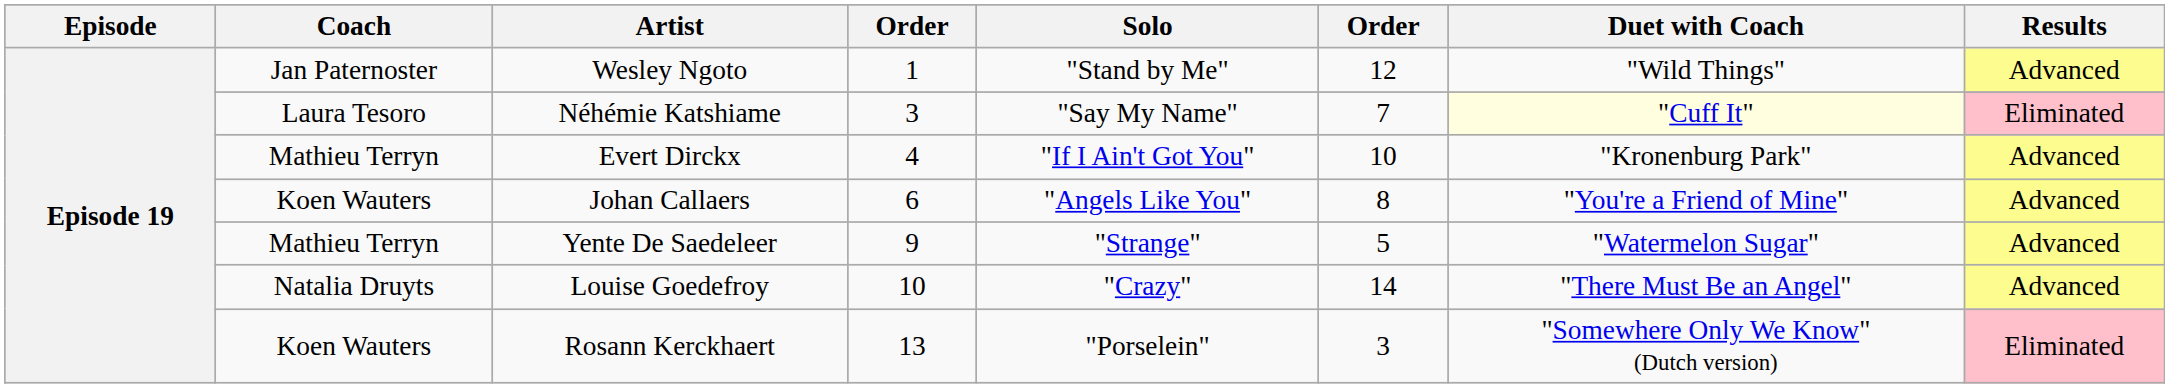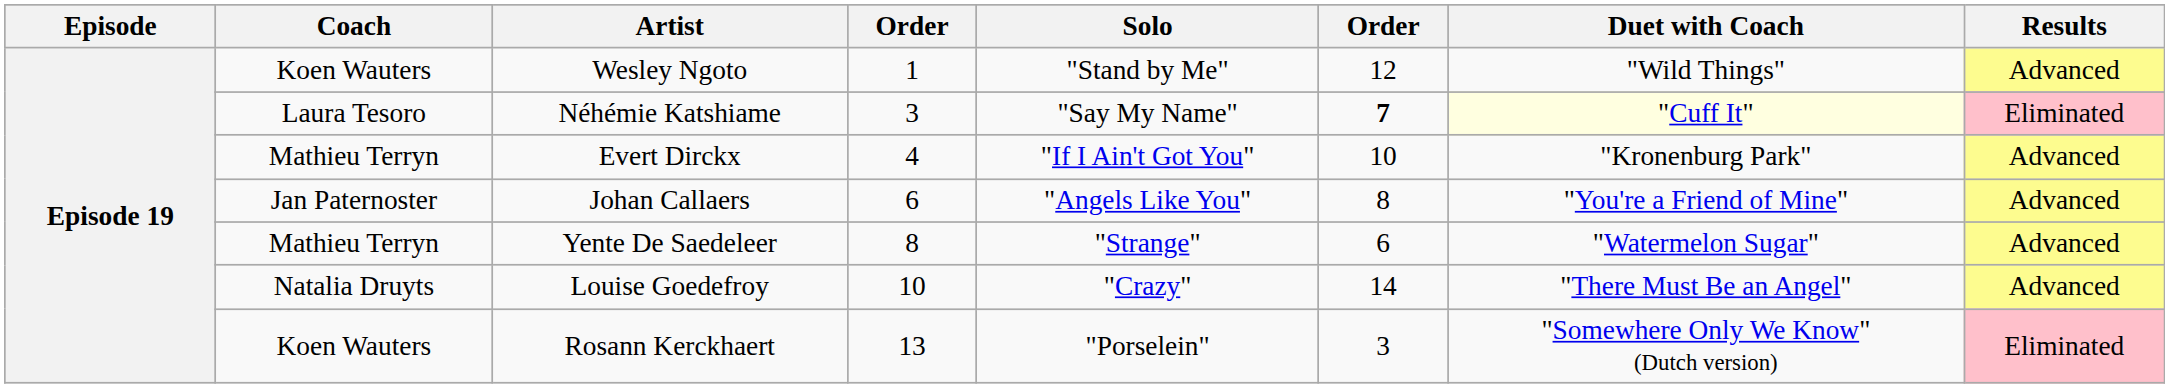(354, 69) Jan Paternoster -> (354, 69) Koen Wauters
(1383, 112) normal -> (1383, 112) bold
(354, 199) Koen Wauters -> (354, 199) Jan Paternoster
(912, 243) 9 -> (912, 243) 8
(1383, 243) 5 -> (1383, 243) 6
